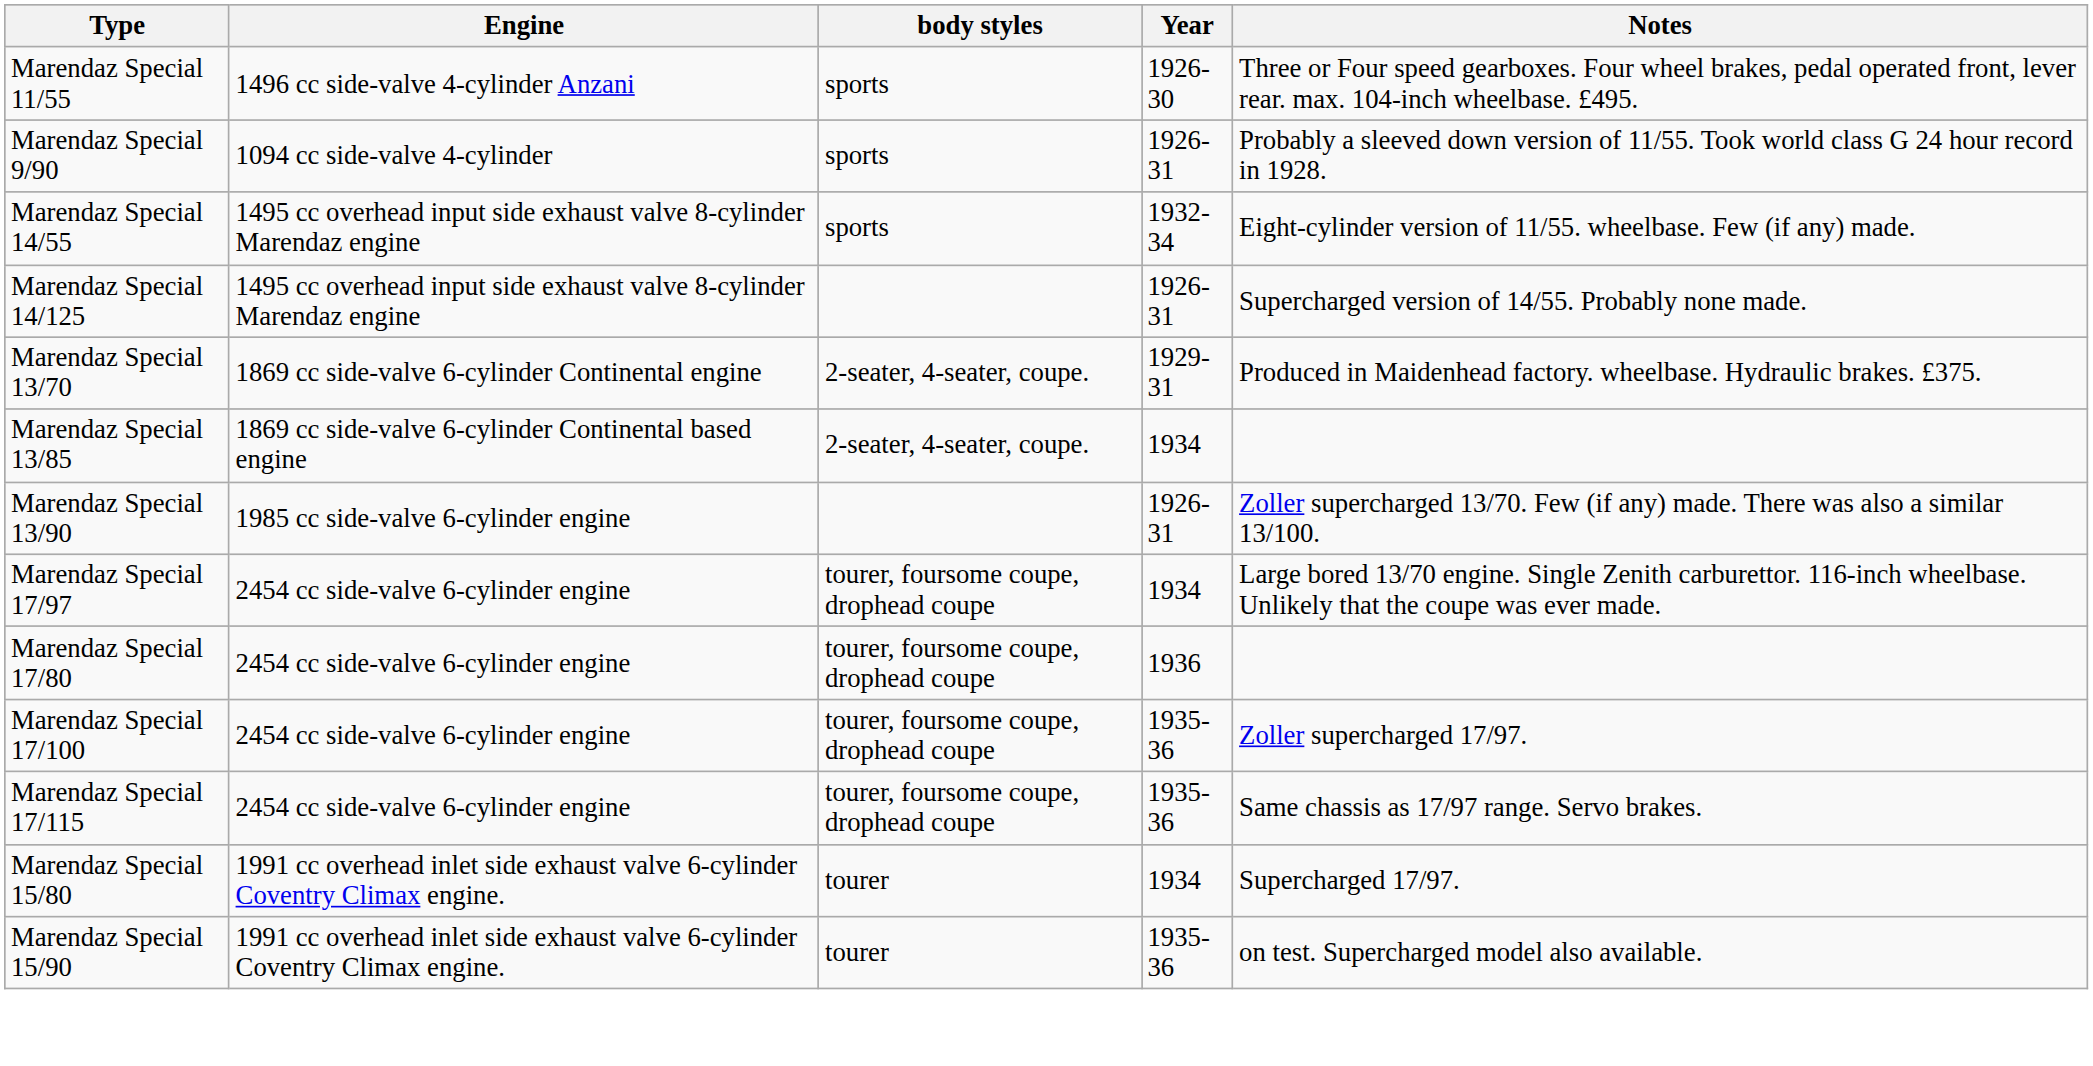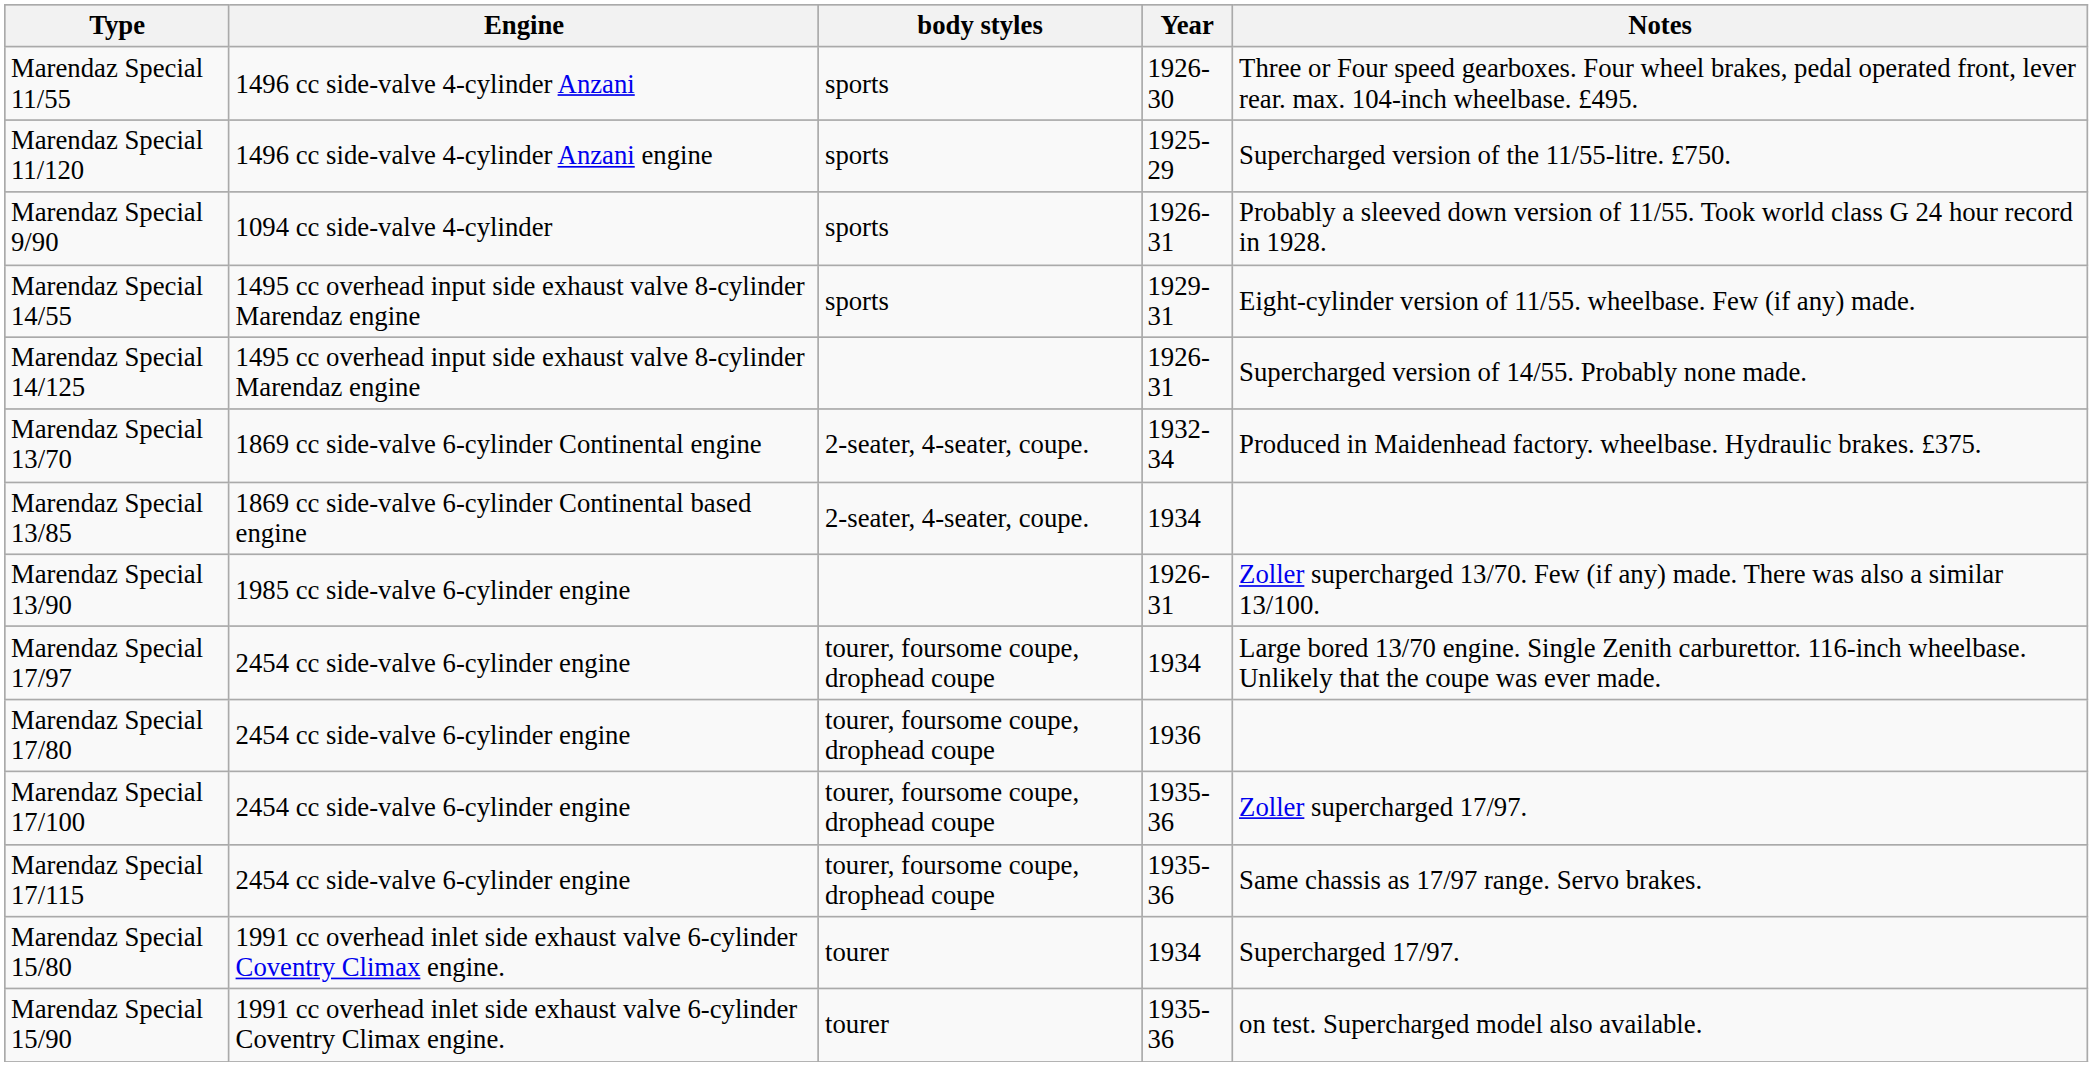+ row: (107, 155)
(1179, 227) 1932-34 -> (1179, 300) 1929-31
(1179, 372) 1929-31 -> (1179, 445) 1932-34
